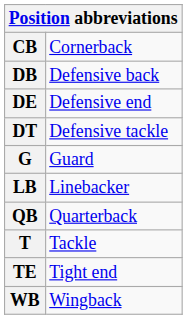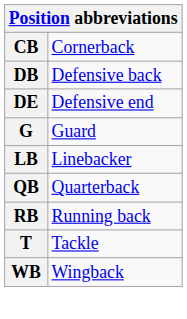- row: (25, 131)
+ row: (26, 215)
- row: (25, 272)
